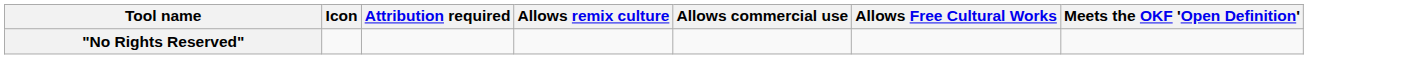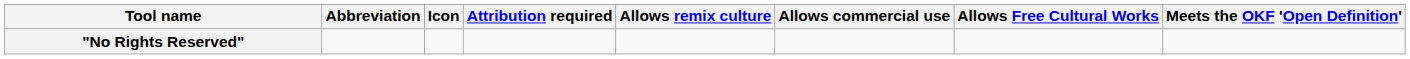+ column: (373, 16)
